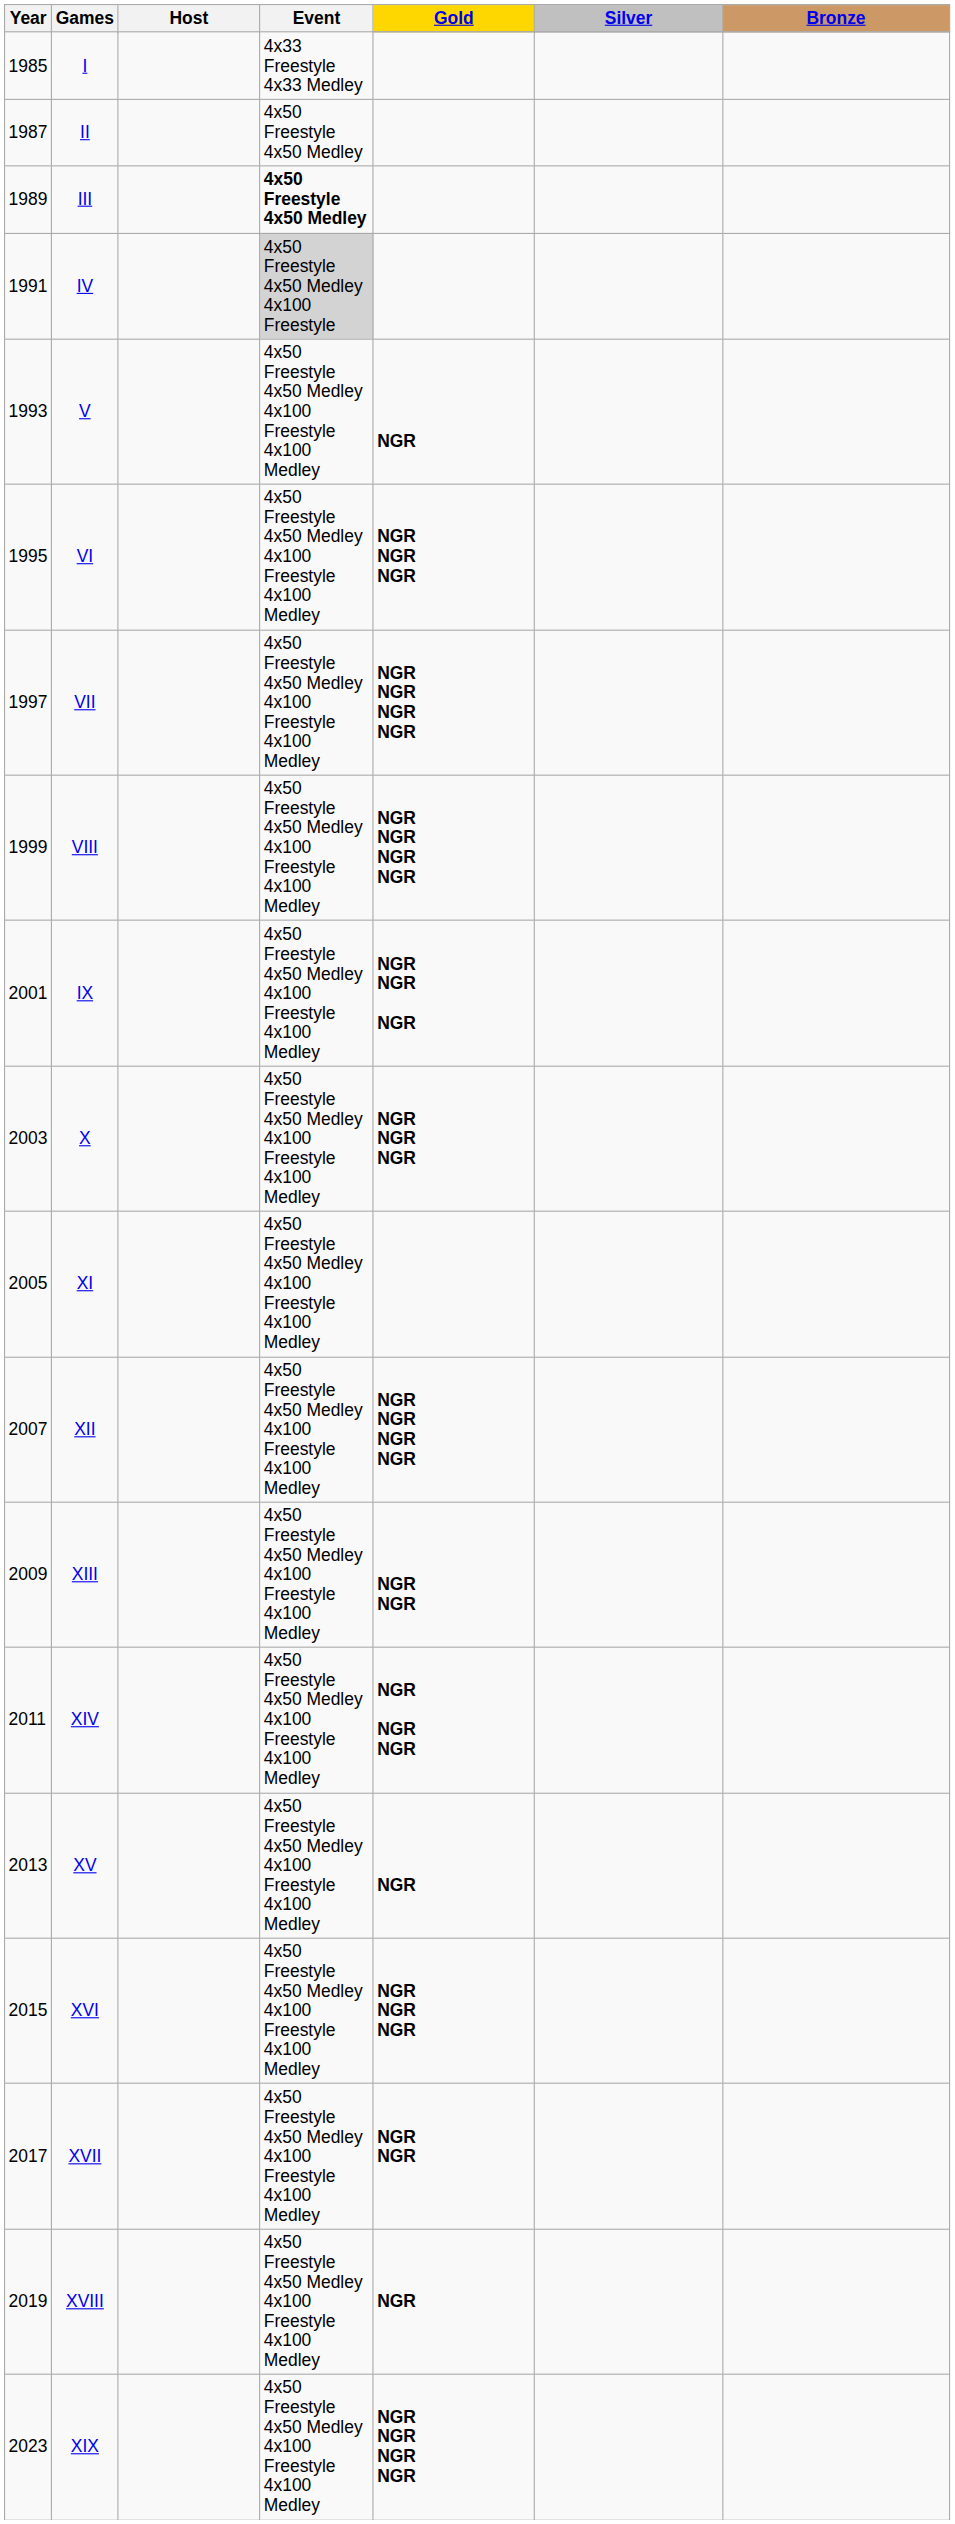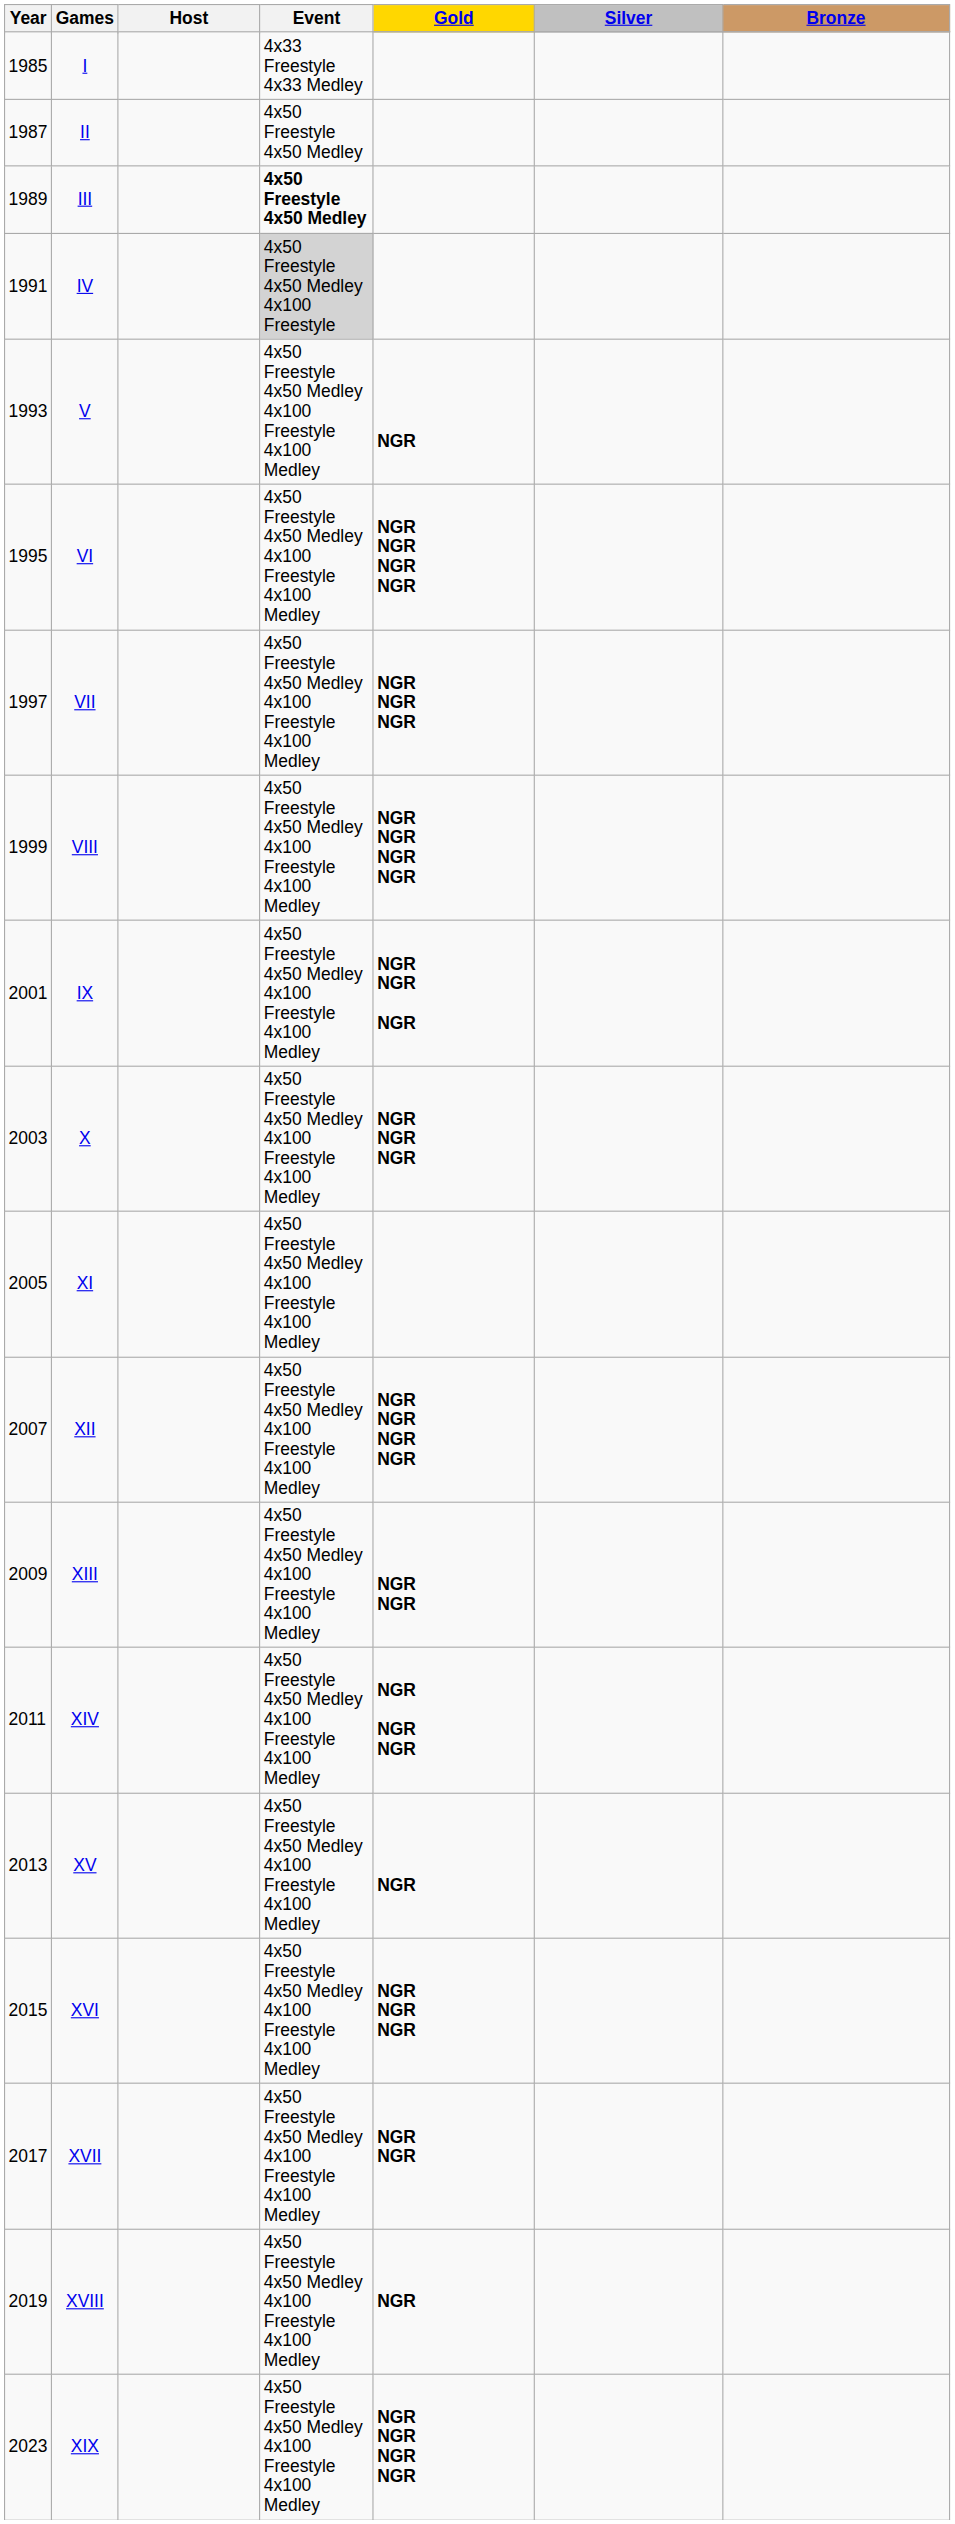(397, 557) NGR NGR NGR -> (397, 557) NGR NGR NGR NGR
(397, 702) NGR NGR NGR NGR -> (397, 702) NGR NGR NGR
